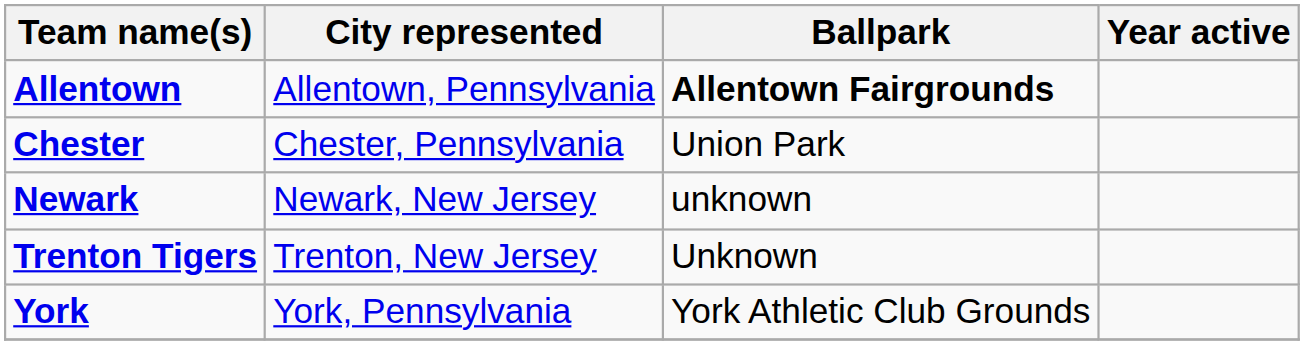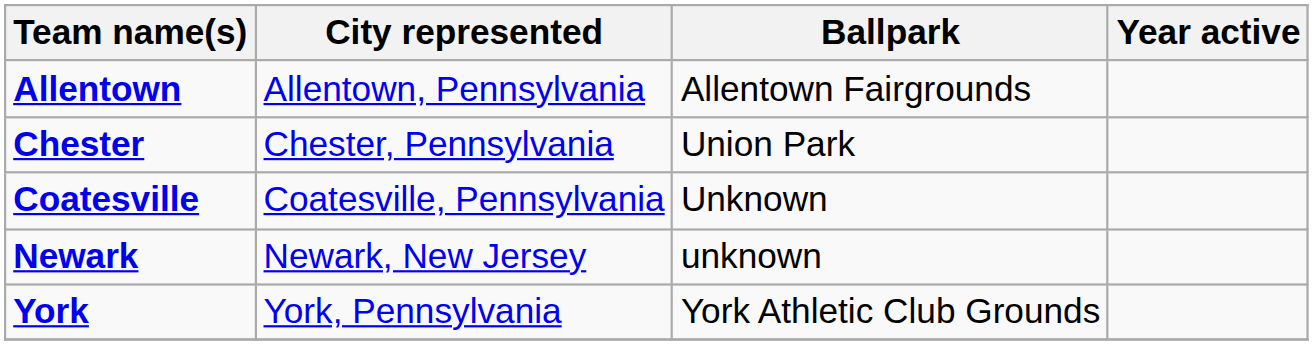(863, 88) bold -> (856, 88) normal
+ row: (106, 199)
- row: (135, 255)
